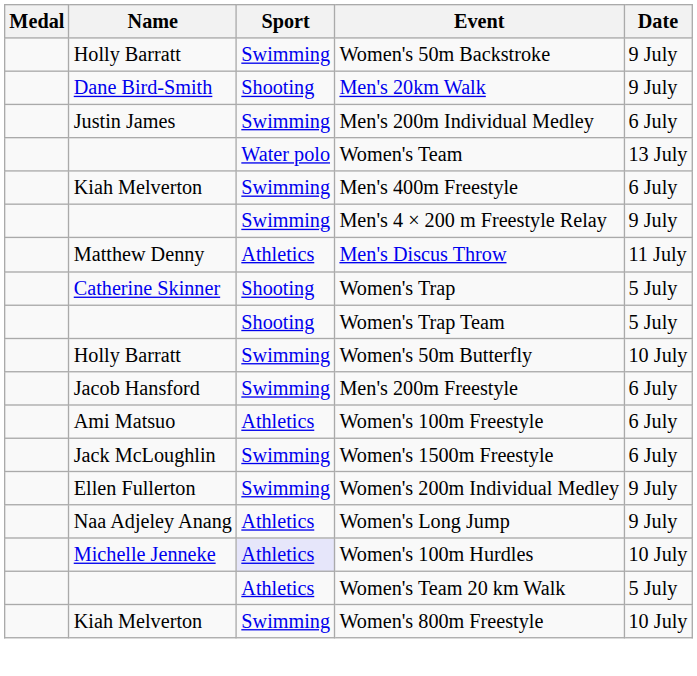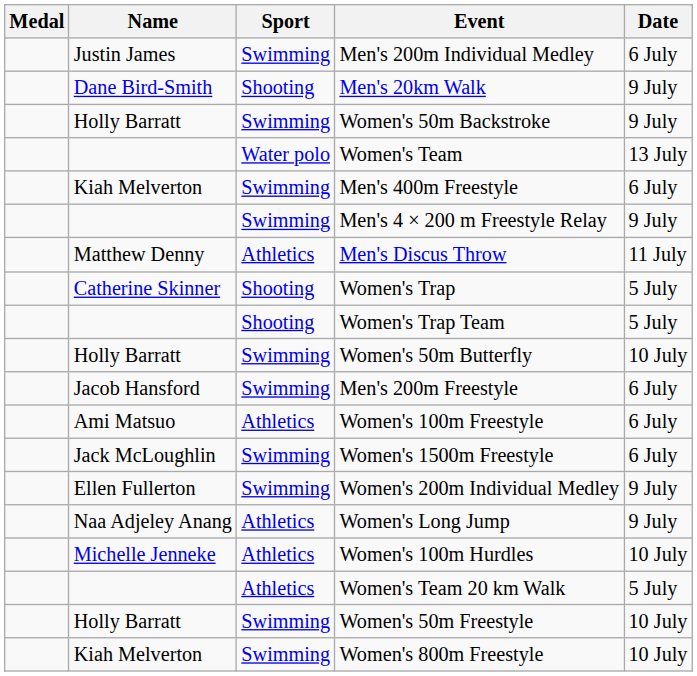rows swapped: (467, 121) <-> (445, 54)
(278, 554) lavender background -> (278, 554) no background
+ row: (436, 621)
